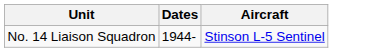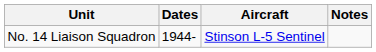+ column: (350, 15)
